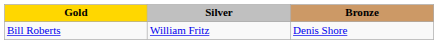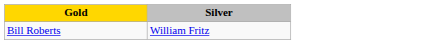- column: (362, 13)
